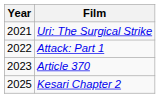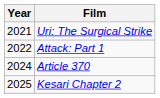(19, 66) 2023 -> (19, 66) 2024
